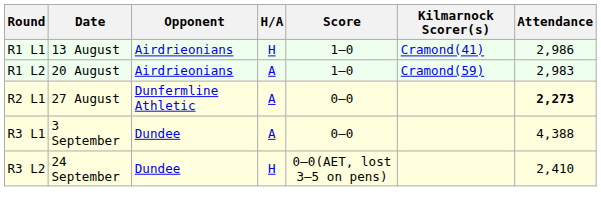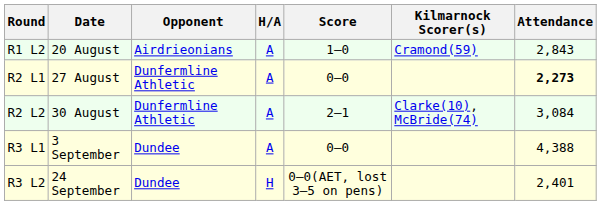- row: (26, 50)
(555, 70) 2,983 -> (555, 50) 2,843
+ row: (26, 113)
(555, 168) 2,410 -> (555, 183) 2,401
